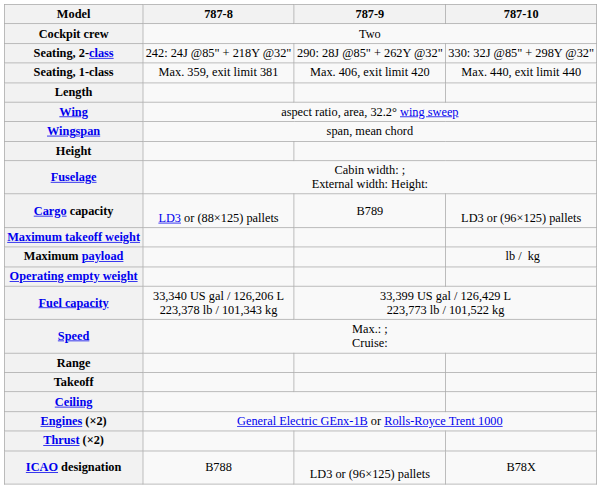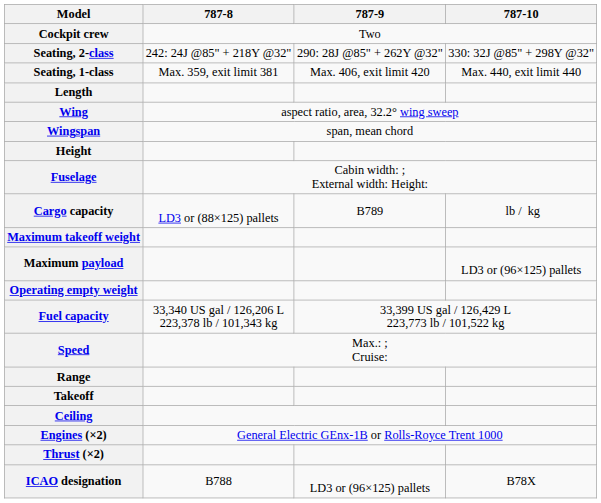(521, 217) LD3 or (96×125) pallets -> (521, 210) lb / kg
(521, 256) lb / kg -> (521, 270) LD3 or (96×125) pallets
